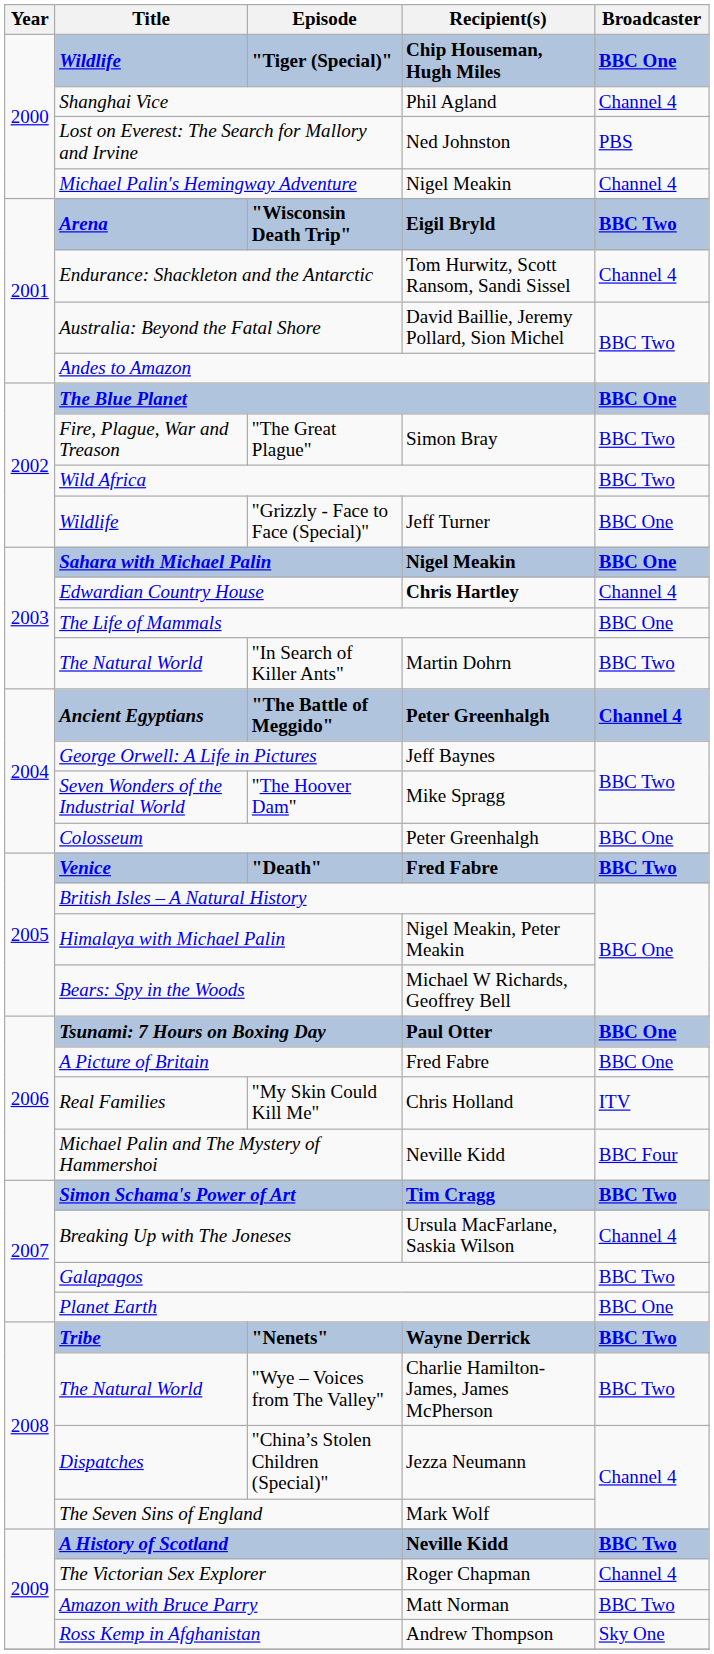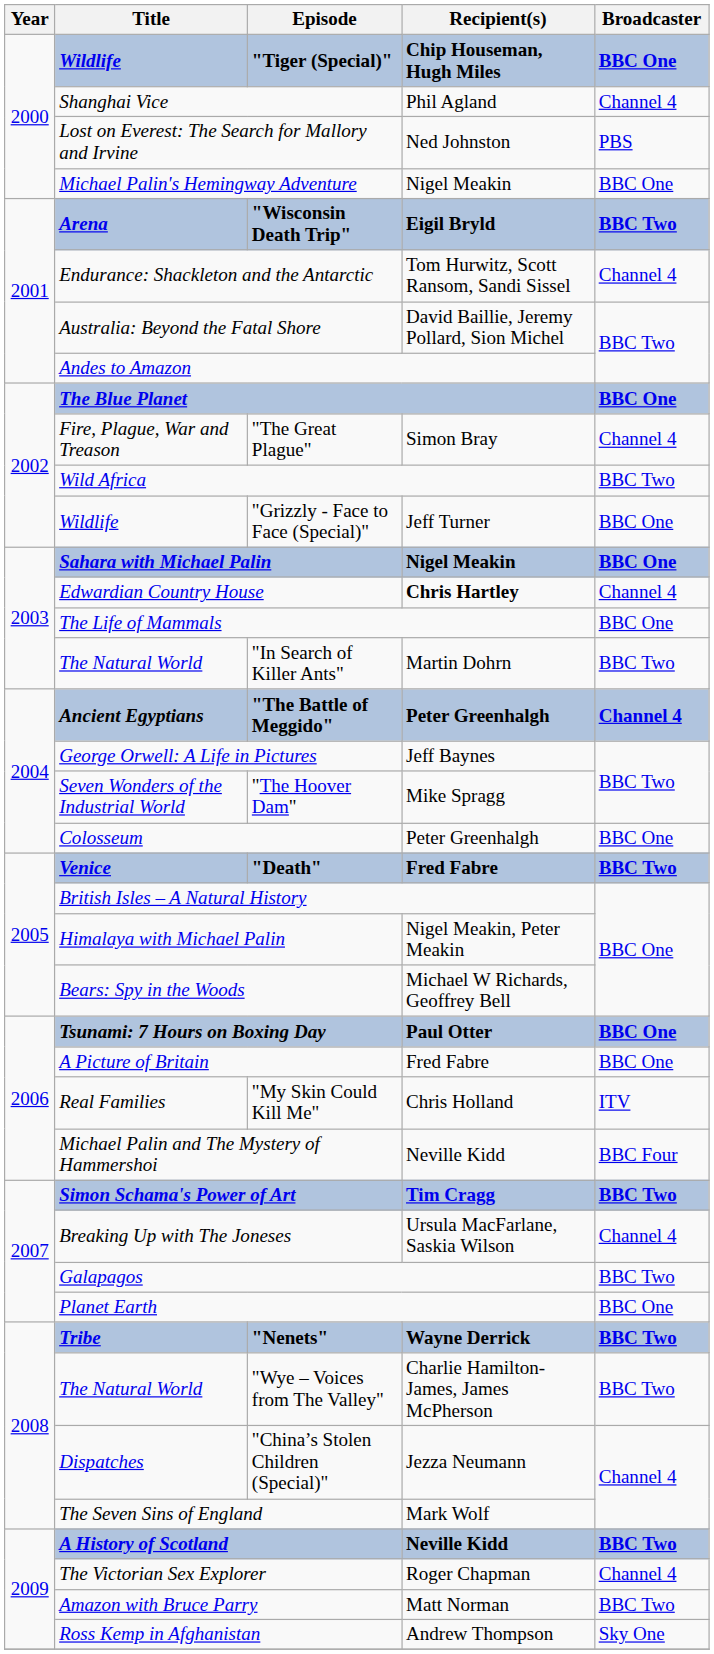(638, 183) Channel 4 -> (636, 183) BBC One
(637, 439) BBC Two -> (638, 439) Channel 4
